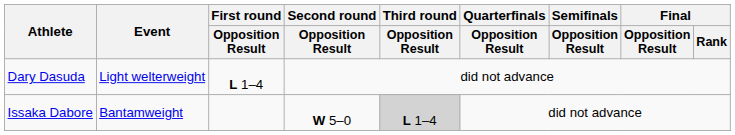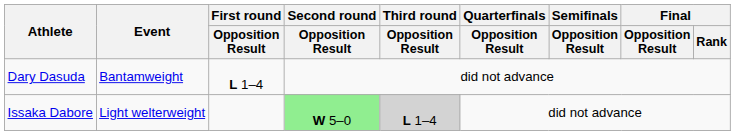(152, 77) Light welterweight -> (141, 77) Bantamweight
(141, 113) Bantamweight -> (152, 113) Light welterweight
(332, 120) no background -> (332, 120) lightgreen background
